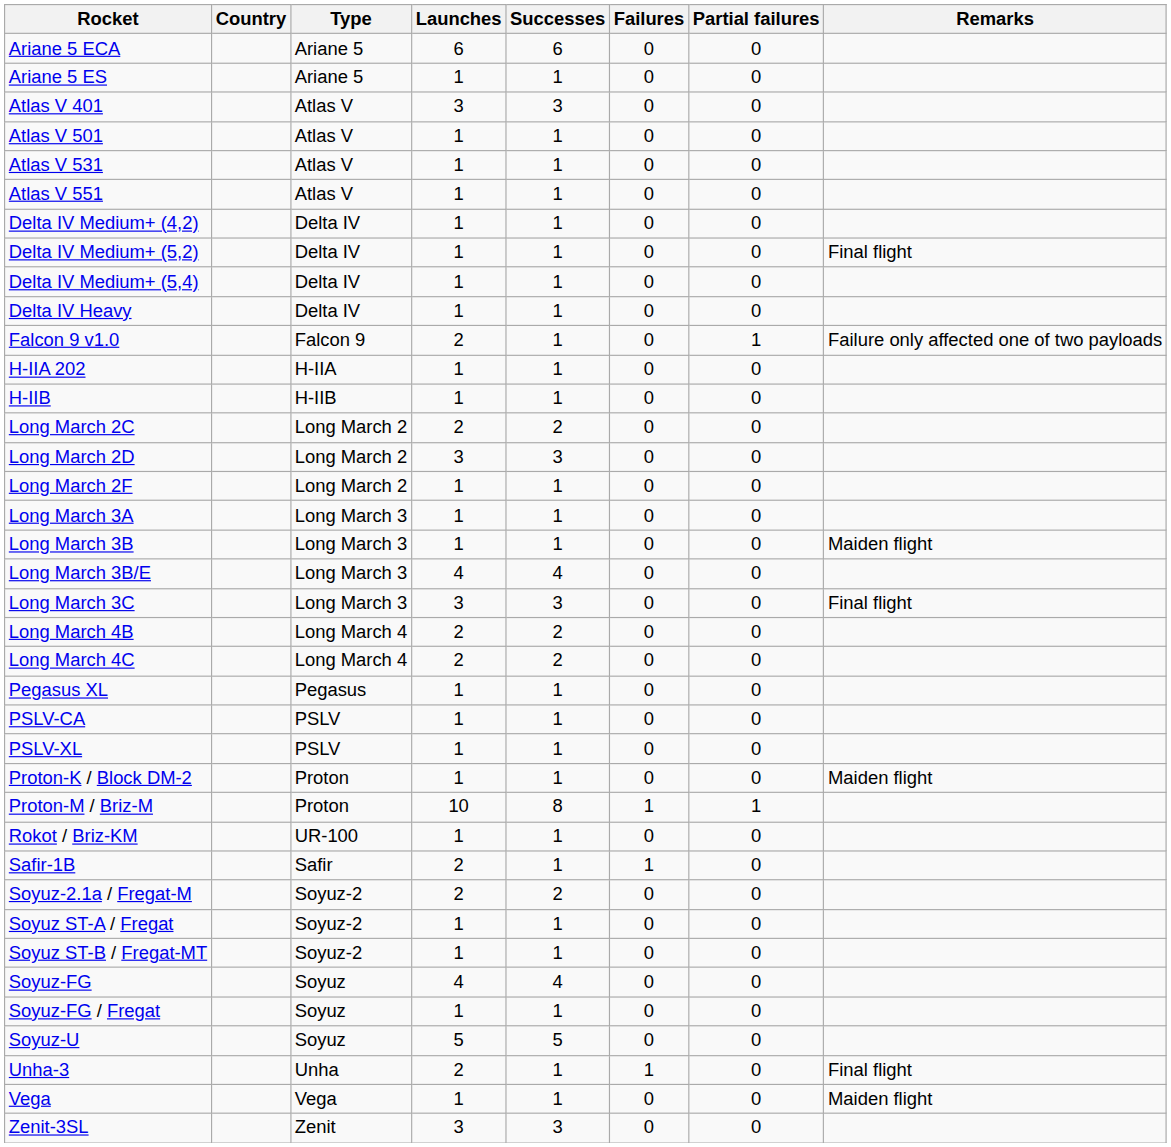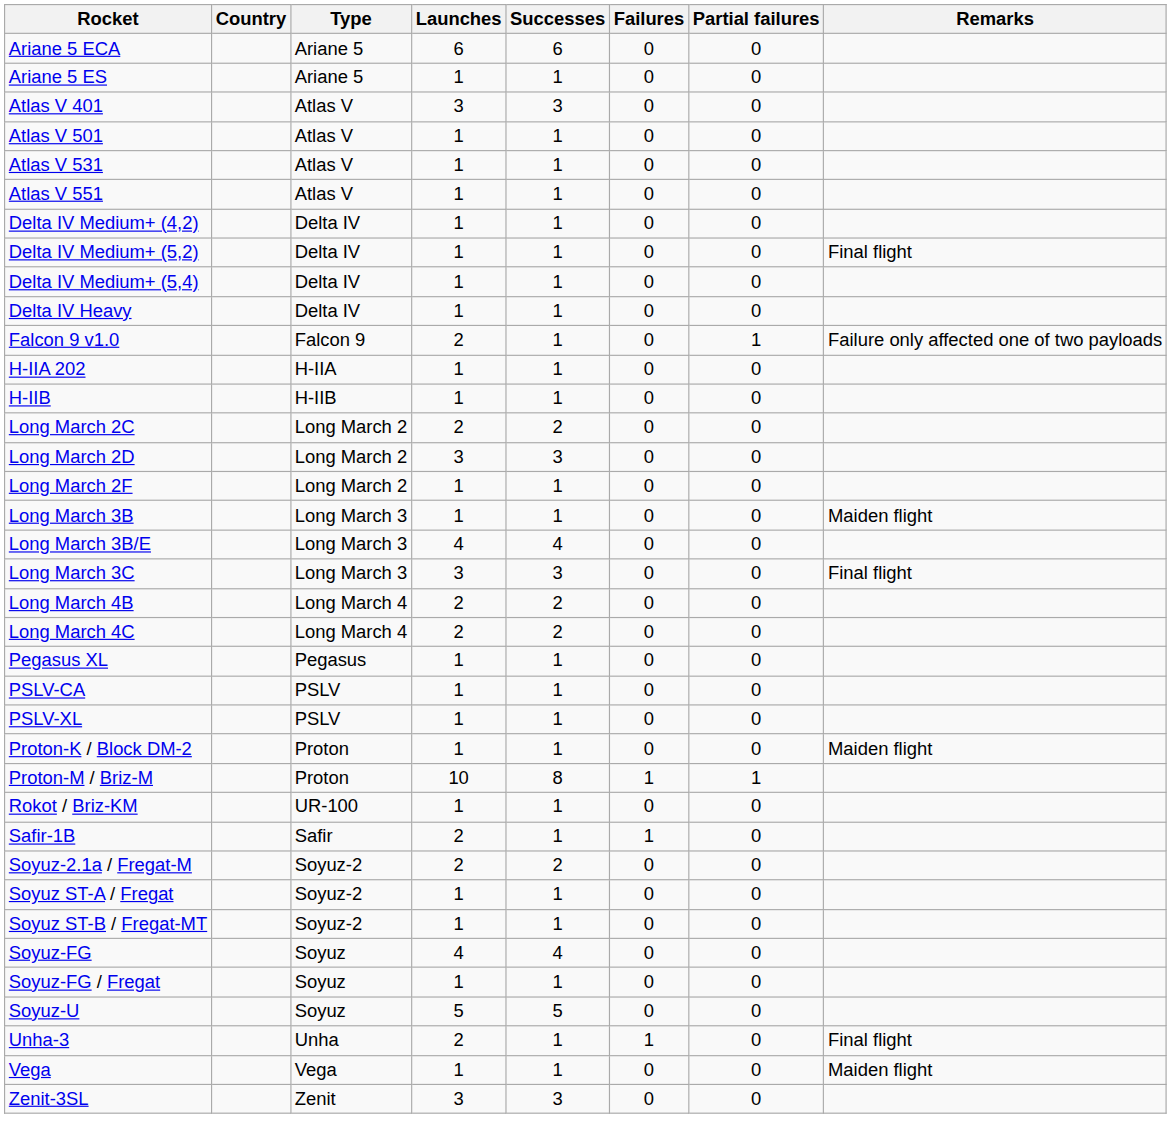- row: (71, 515)
